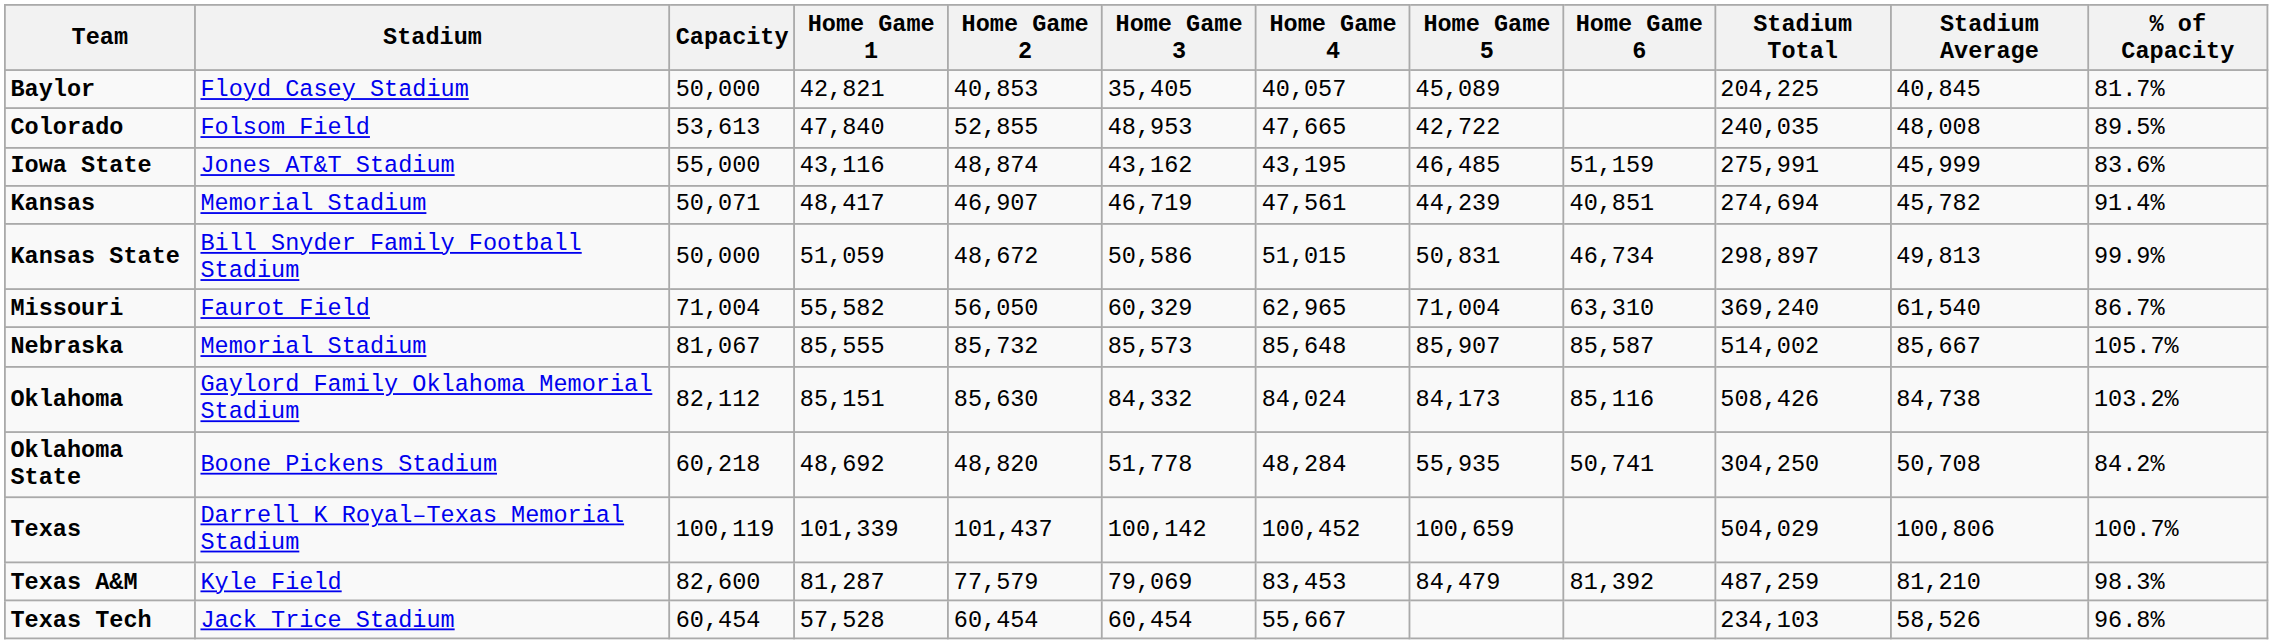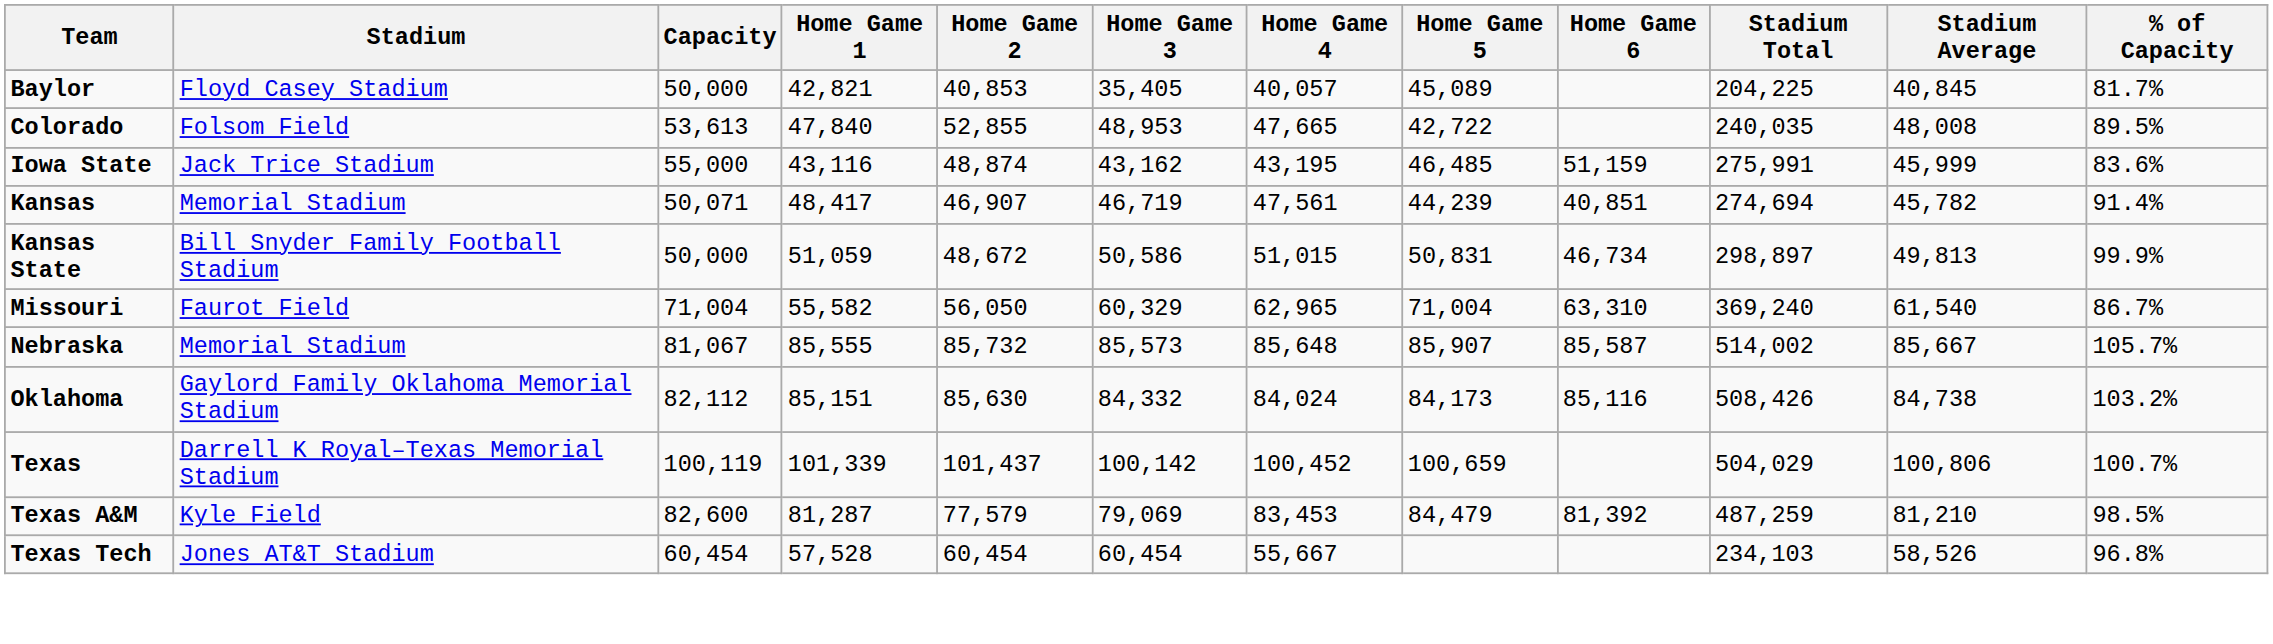(328, 166) Jones AT&T Stadium -> (307, 166) Jack Trice Stadium
- row: (67, 464)
(2129, 582) 98.3% -> (2128, 516) 98.5%
(328, 620) Jack Trice Stadium -> (307, 555) Jones AT&T Stadium
